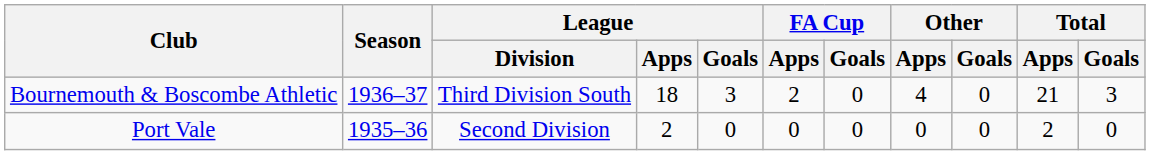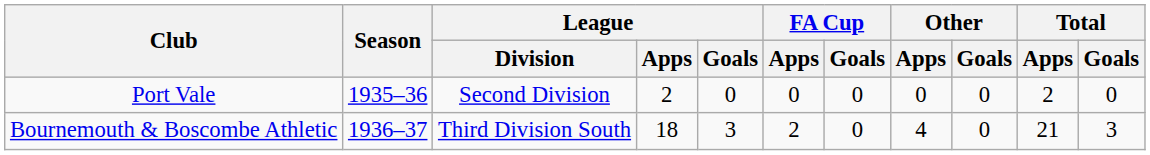rows swapped: (174, 130) <-> (174, 94)
